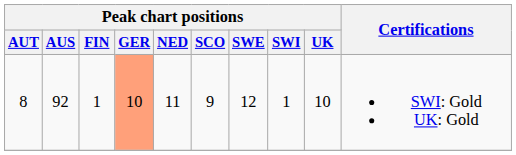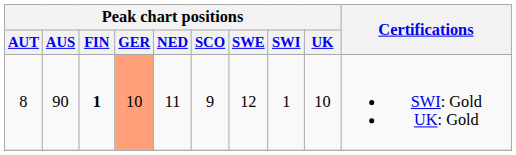(61, 102) 92 -> (61, 102) 90
(97, 102) normal -> (97, 102) bold
